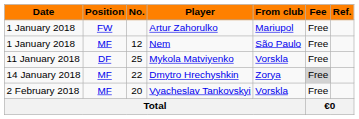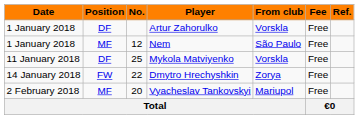(105, 28) FW -> (105, 28) DF
(274, 28) Mariupol -> (272, 28) Vorskla
(105, 75) MF -> (105, 75) FW
(318, 75) lightgrey background -> (318, 75) no background
(272, 91) Vorskla -> (274, 91) Mariupol
